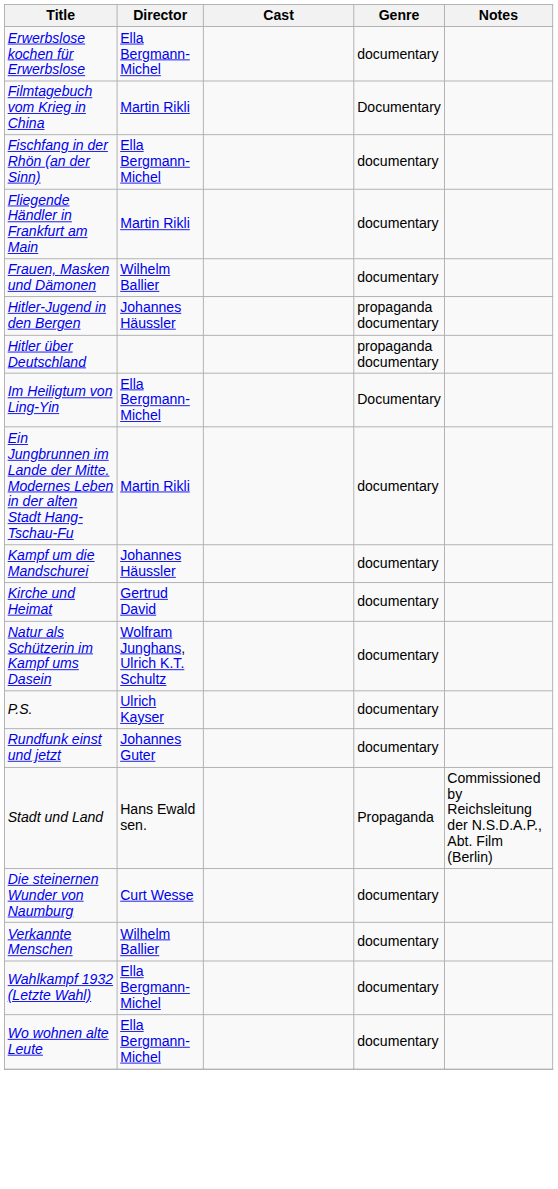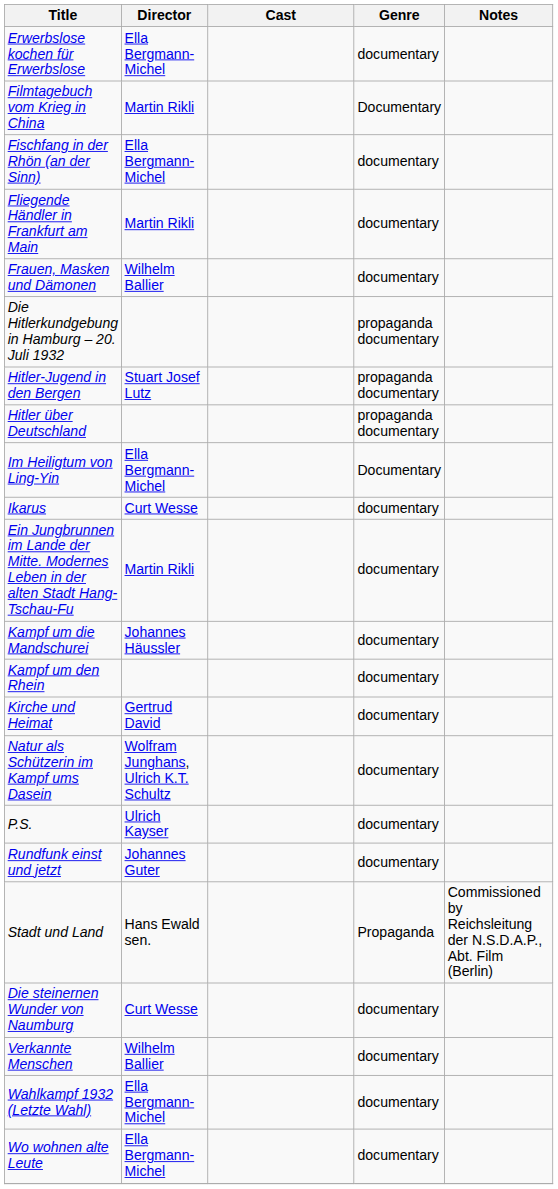+ row: (63, 331)
(151, 315) Johannes Häussler -> (162, 385) Stuart Josef Lutz
+ row: (27, 508)
+ row: (53, 678)
